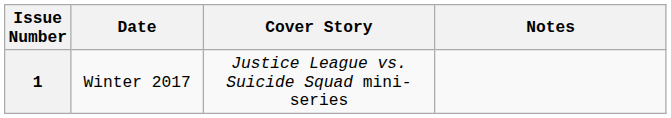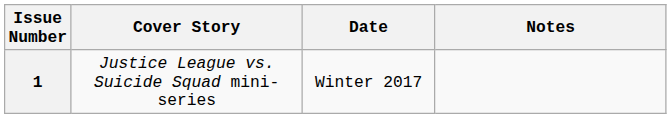columns swapped: (137, 27) <-> (319, 27)
